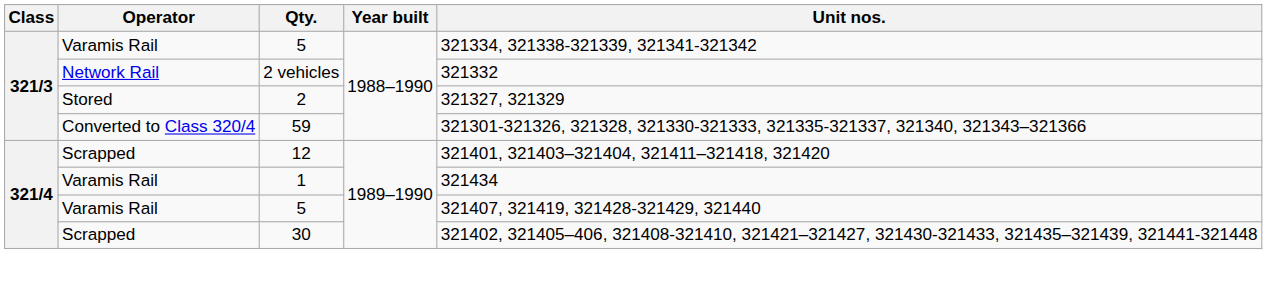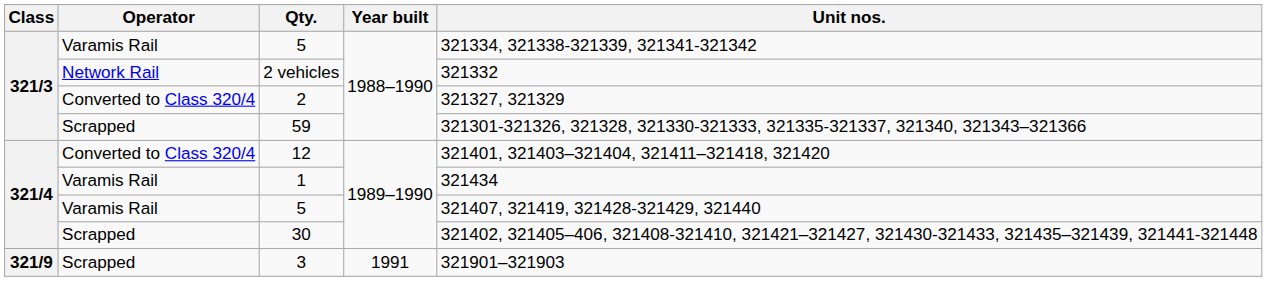(87, 99) Stored -> (159, 99) Converted to Class 320/4
(159, 126) Converted to Class 320/4 -> (99, 126) Scrapped
(99, 153) Scrapped -> (159, 153) Converted to Class 320/4
+ row: (31, 262)
